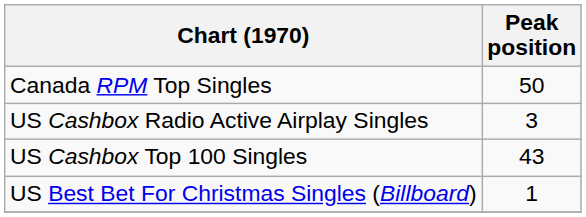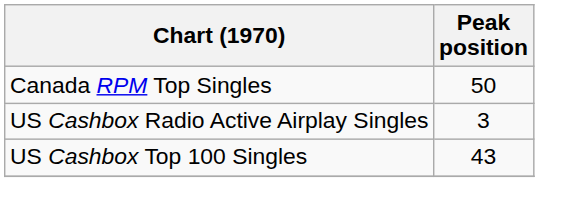- row: (243, 193)
